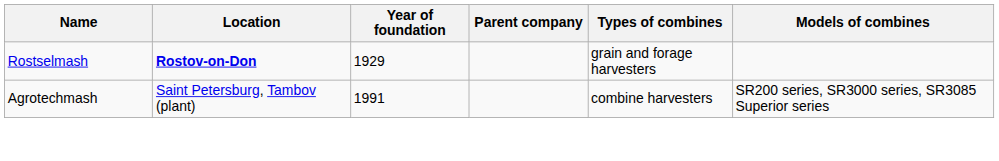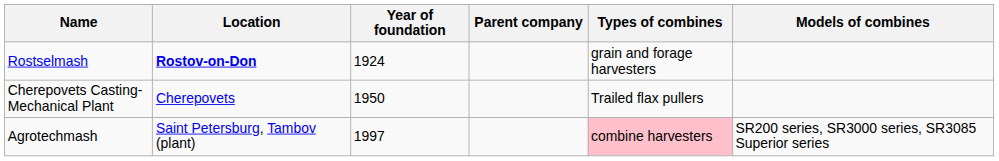(369, 61) 1929 -> (369, 61) 1924
+ row: (75, 98)
(369, 98) 1991 -> (369, 136) 1997
(652, 98) no background -> (652, 136) pink background
